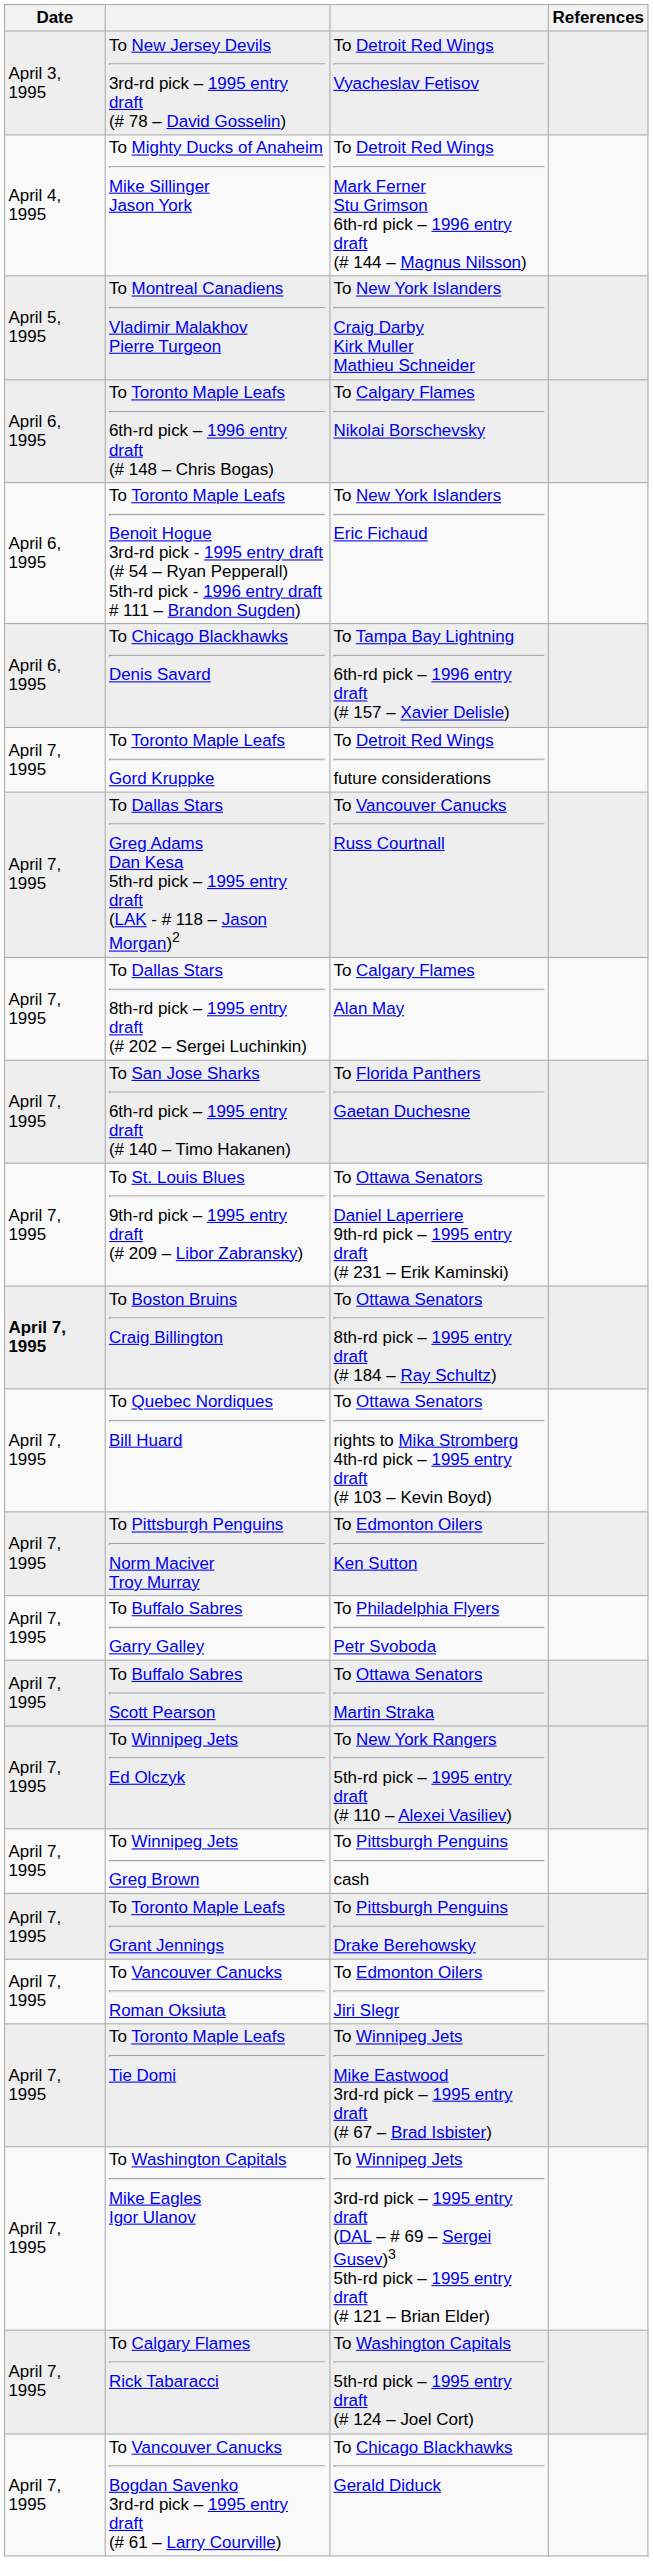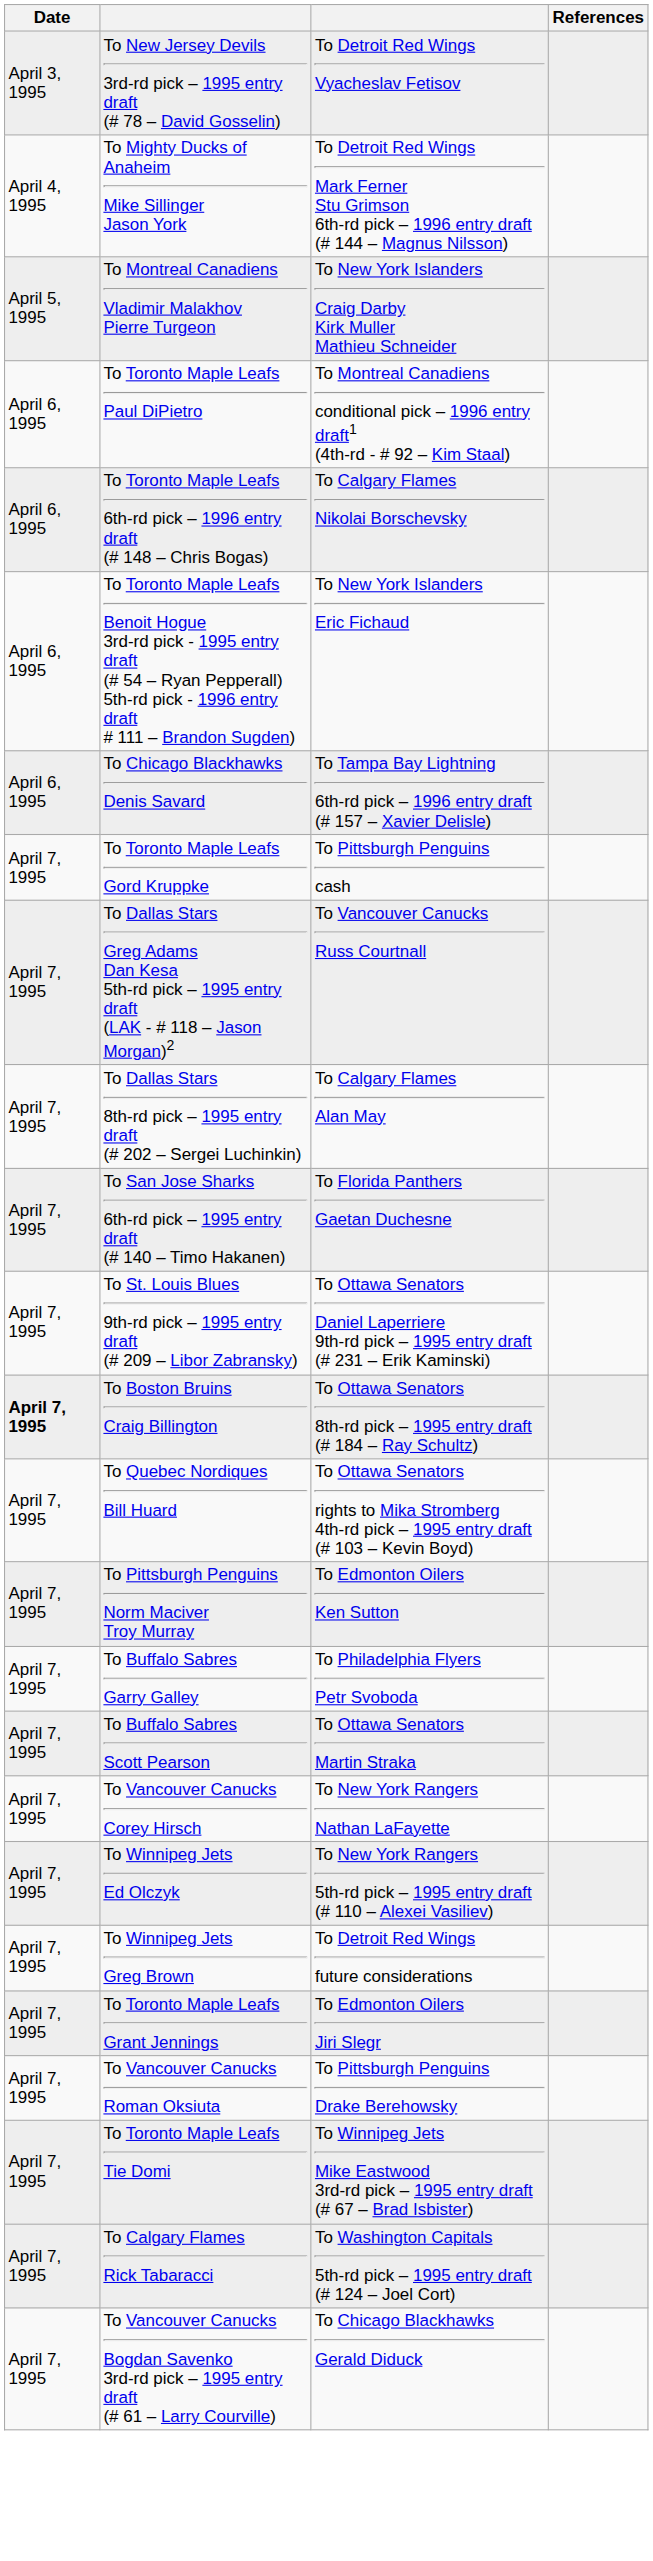+ row: (205, 392)
(439, 759) To Detroit Red Wings future considerations -> (430, 867) To Pittsburgh Penguins cash
+ row: (205, 1808)
(439, 1861) To Pittsburgh Penguins cash -> (430, 1957) To Detroit Red Wings future considerations
(439, 1926) To Pittsburgh Penguins Drake Berehowsky -> (430, 2022) To Edmonton Oilers Jiri Slegr
(439, 1991) To Edmonton Oilers Jiri Slegr -> (430, 2088) To Pittsburgh Penguins Drake Berehowsky
- row: (217, 2188)
